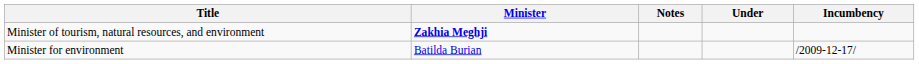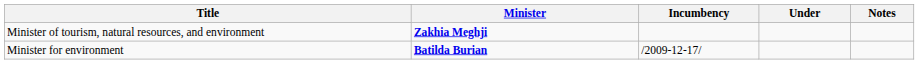columns swapped: (853, 13) <-> (670, 13)
(448, 50) normal -> (451, 50) bold
